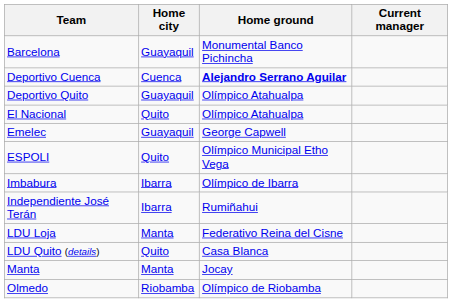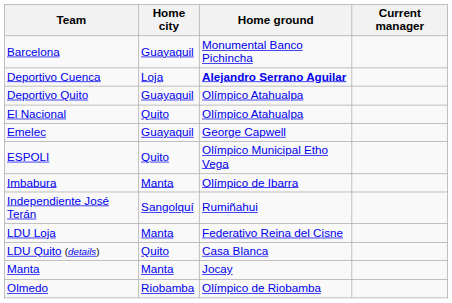(161, 77) Cuenca -> (152, 77) Loja
(156, 182) Ibarra -> (157, 182) Manta
(156, 207) Ibarra -> (167, 207) Sangolquí
